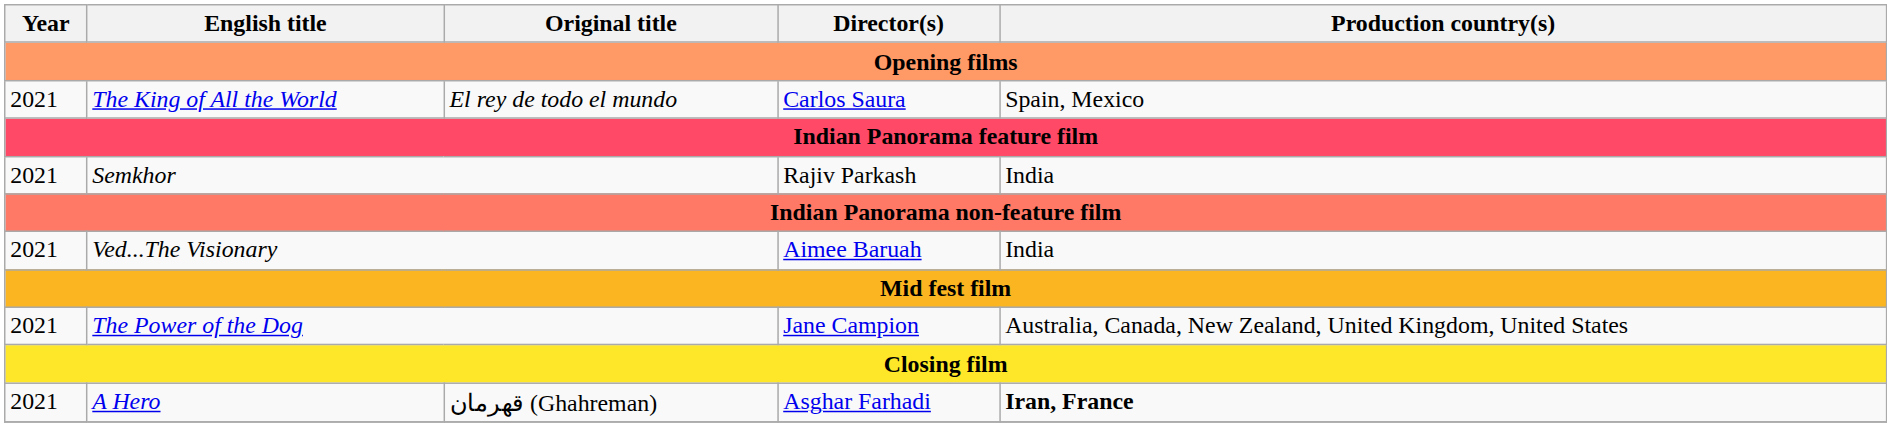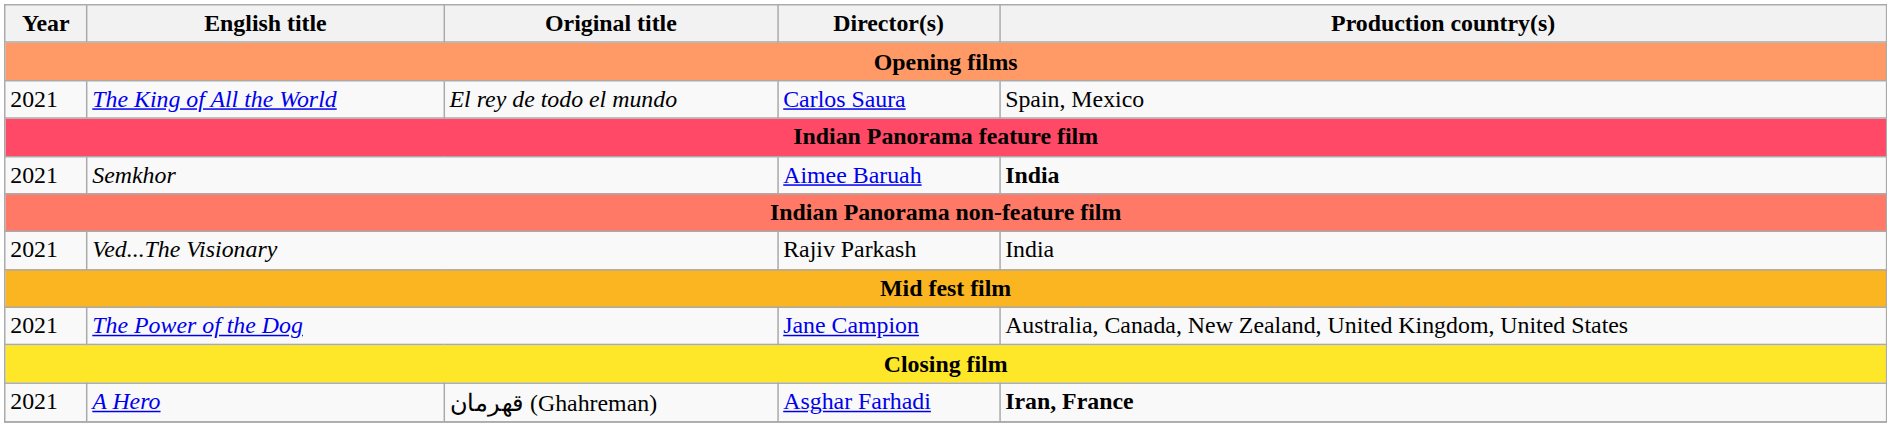(850, 174) Rajiv Parkash -> (852, 174) Aimee Baruah
(1030, 174) normal -> (1032, 174) bold
(852, 250) Aimee Baruah -> (850, 250) Rajiv Parkash
